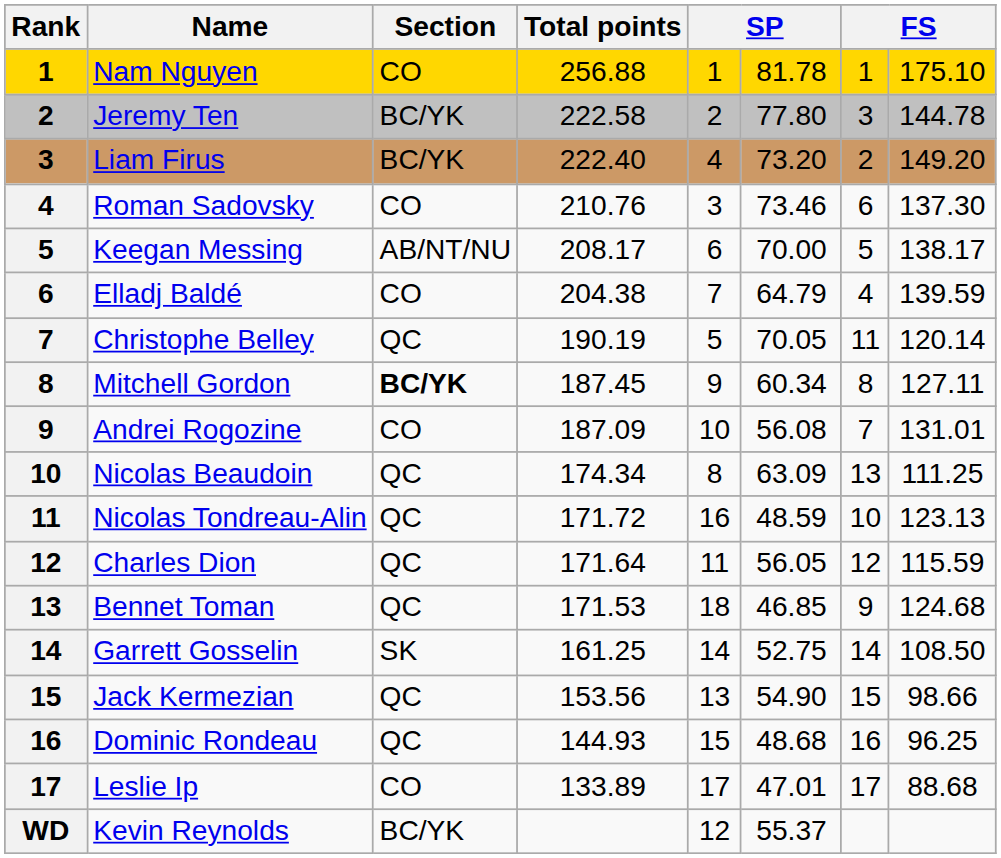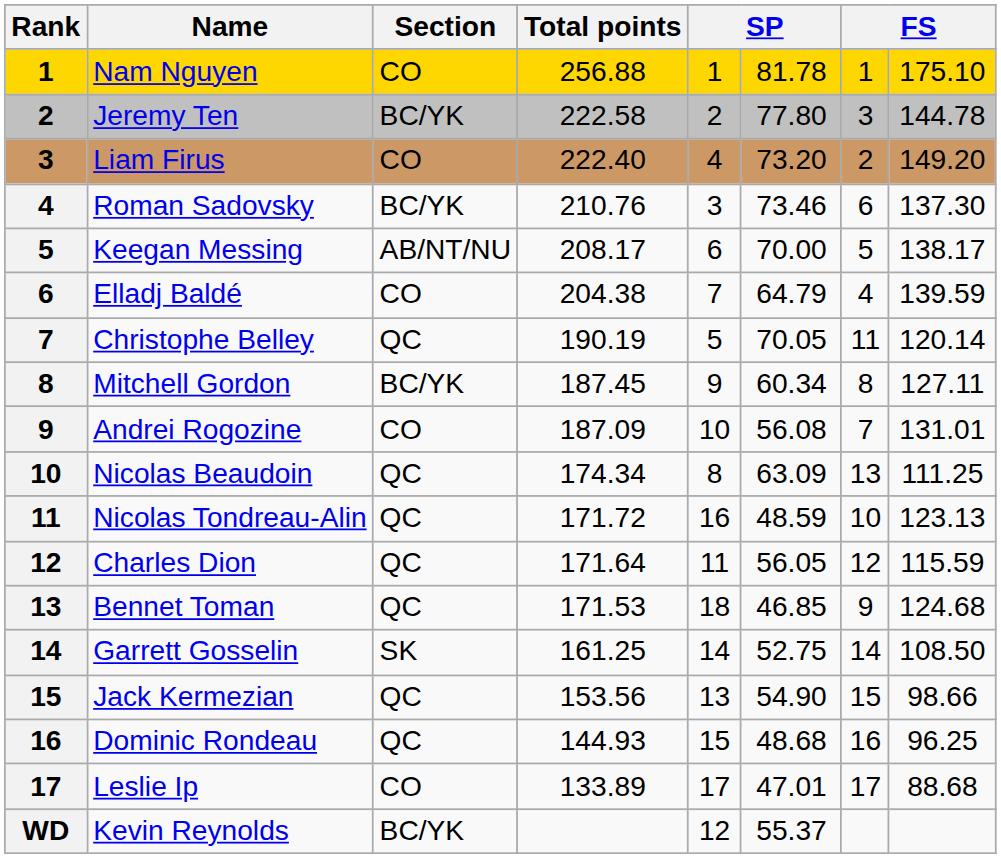(422, 160) BC/YK -> (401, 160) CO
(401, 205) CO -> (422, 205) BC/YK
(423, 384) bold -> (422, 384) normal
